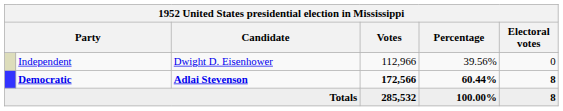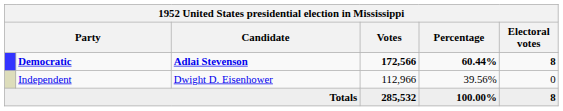rows swapped: (45, 79) <-> (45, 61)
